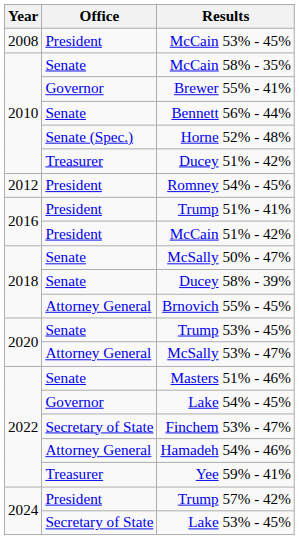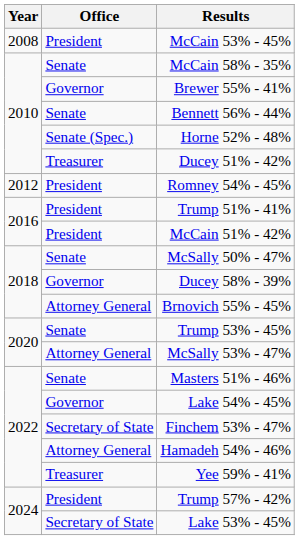(66, 281) Senate -> (75, 281) Governor
